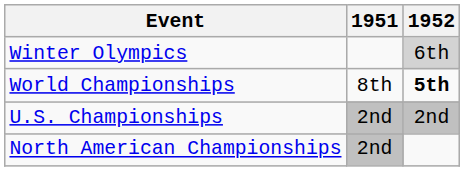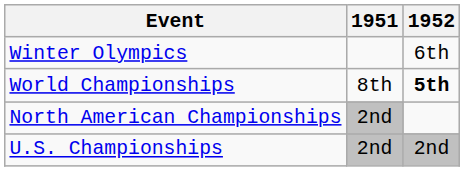(431, 53) lightgrey background -> (431, 53) no background
rows swapped: (175, 150) <-> (116, 117)
